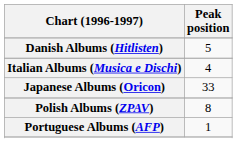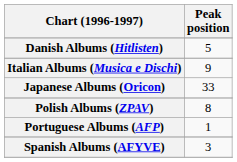(208, 68) 4 -> (208, 68) 9
+ row: (94, 147)
